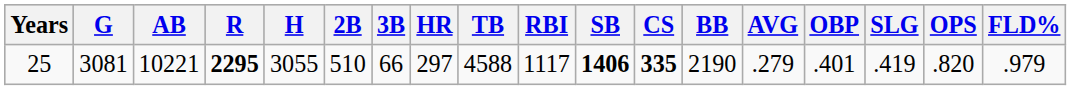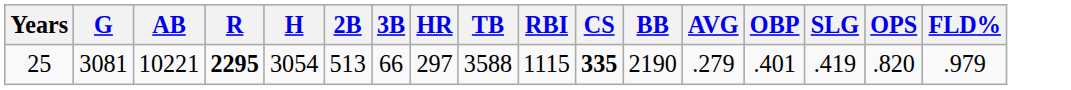- column: (605, 24)
(294, 64) 3055 -> (294, 64) 3054
(348, 64) 510 -> (348, 64) 513
(488, 64) 4588 -> (488, 64) 3588
(547, 64) 1117 -> (547, 64) 1115
